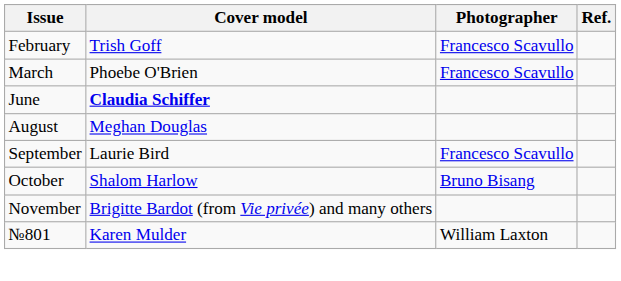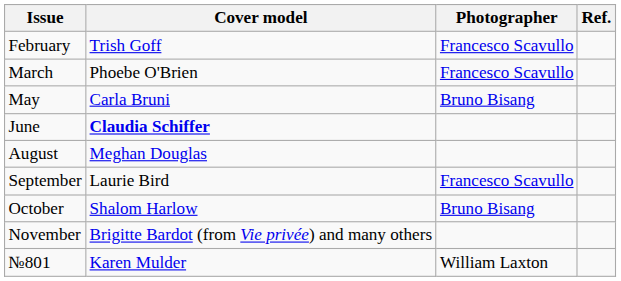+ row: (24, 99)
